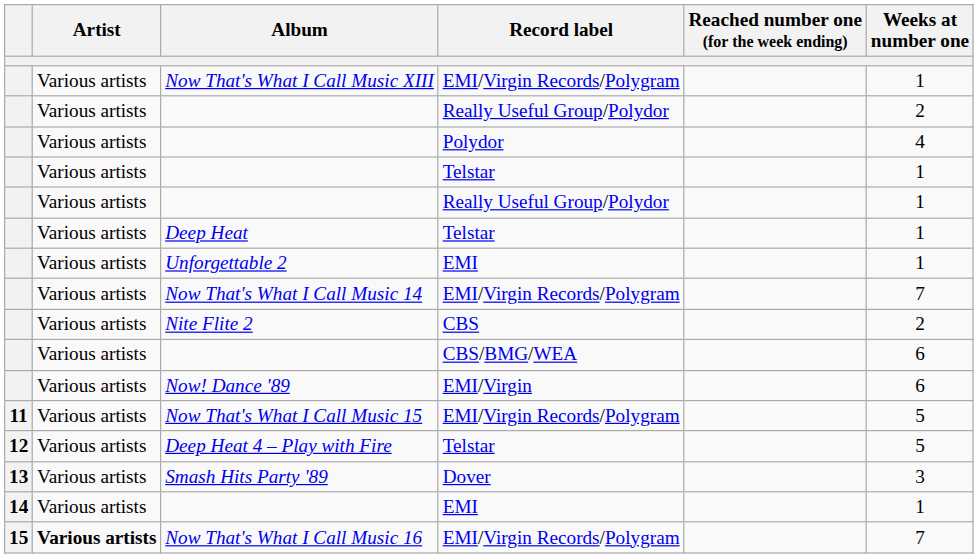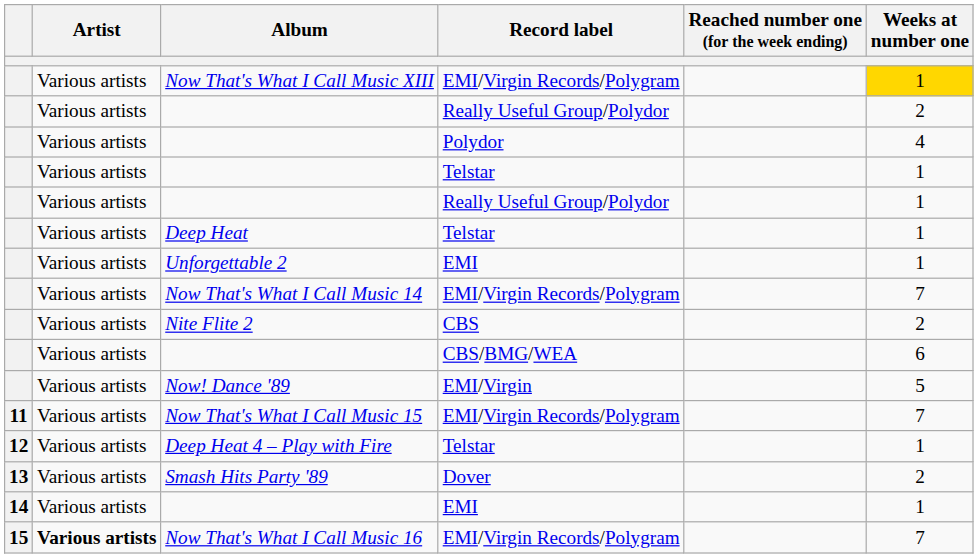(920, 80) no background -> (920, 80) gold background
(920, 385) 6 -> (920, 385) 5
(920, 415) 5 -> (920, 415) 7
(920, 446) 5 -> (920, 446) 1
(920, 476) 3 -> (920, 476) 2
